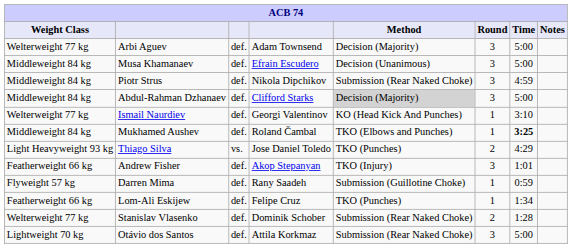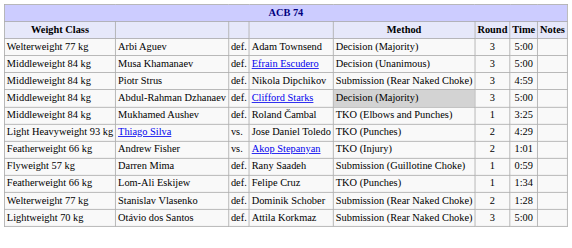- row: (152, 115)
(524, 132) bold -> (524, 115) normal
(239, 166) def. -> (237, 149) vs.
(492, 166) 3 -> (492, 149) 2
